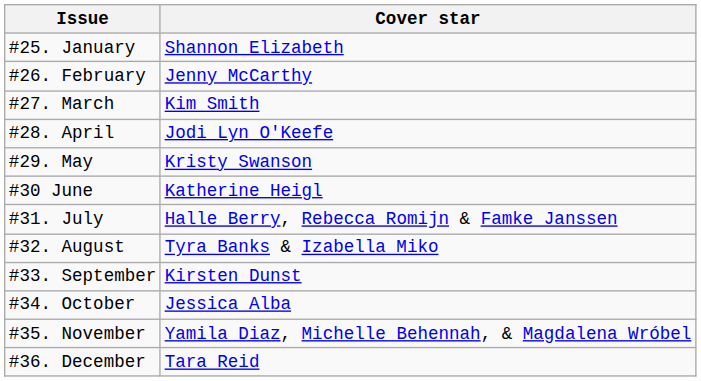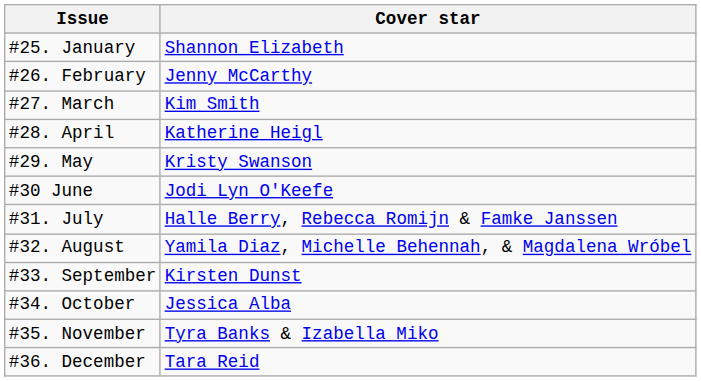(249, 133) Jodi Lyn O'Keefe -> (244, 133) Katherine Heigl
(244, 191) Katherine Heigl -> (249, 191) Jodi Lyn O'Keefe
(302, 248) Tyra Banks & Izabella Miko -> (428, 248) Yamila Diaz, Michelle Behennah, & Magdalena Wróbel
(428, 334) Yamila Diaz, Michelle Behennah, & Magdalena Wróbel -> (302, 334) Tyra Banks & Izabella Miko
